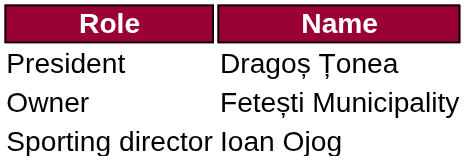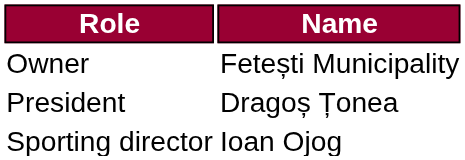rows swapped: (48, 102) <-> (66, 63)
